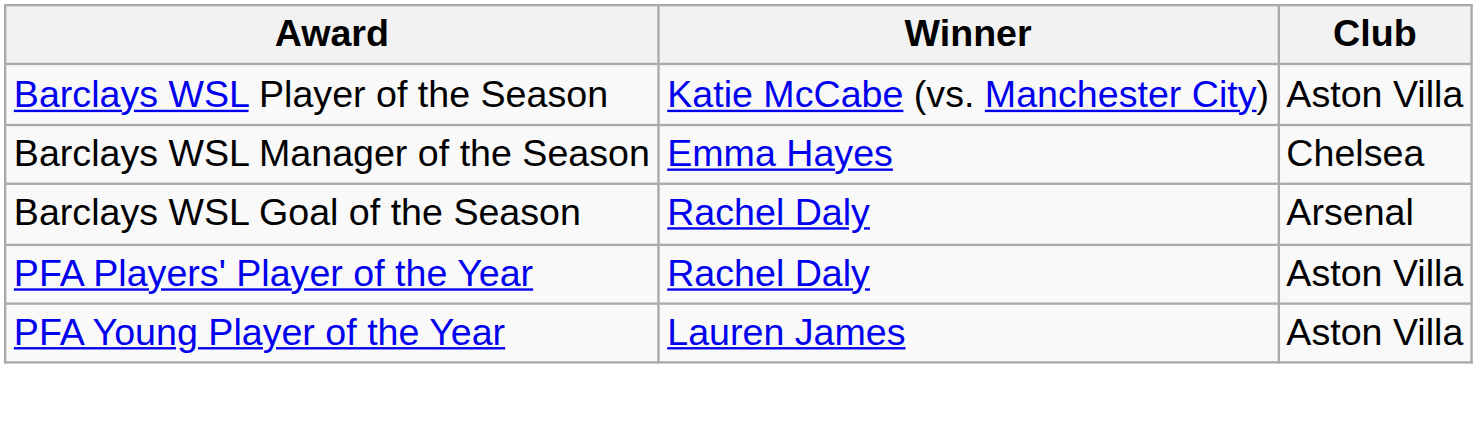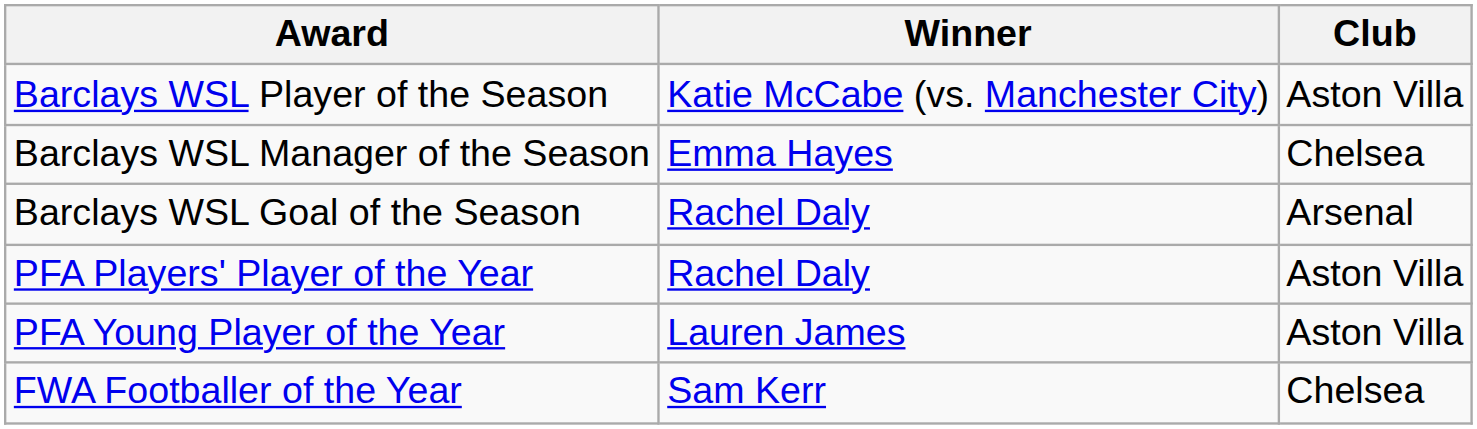+ row: (238, 392)
